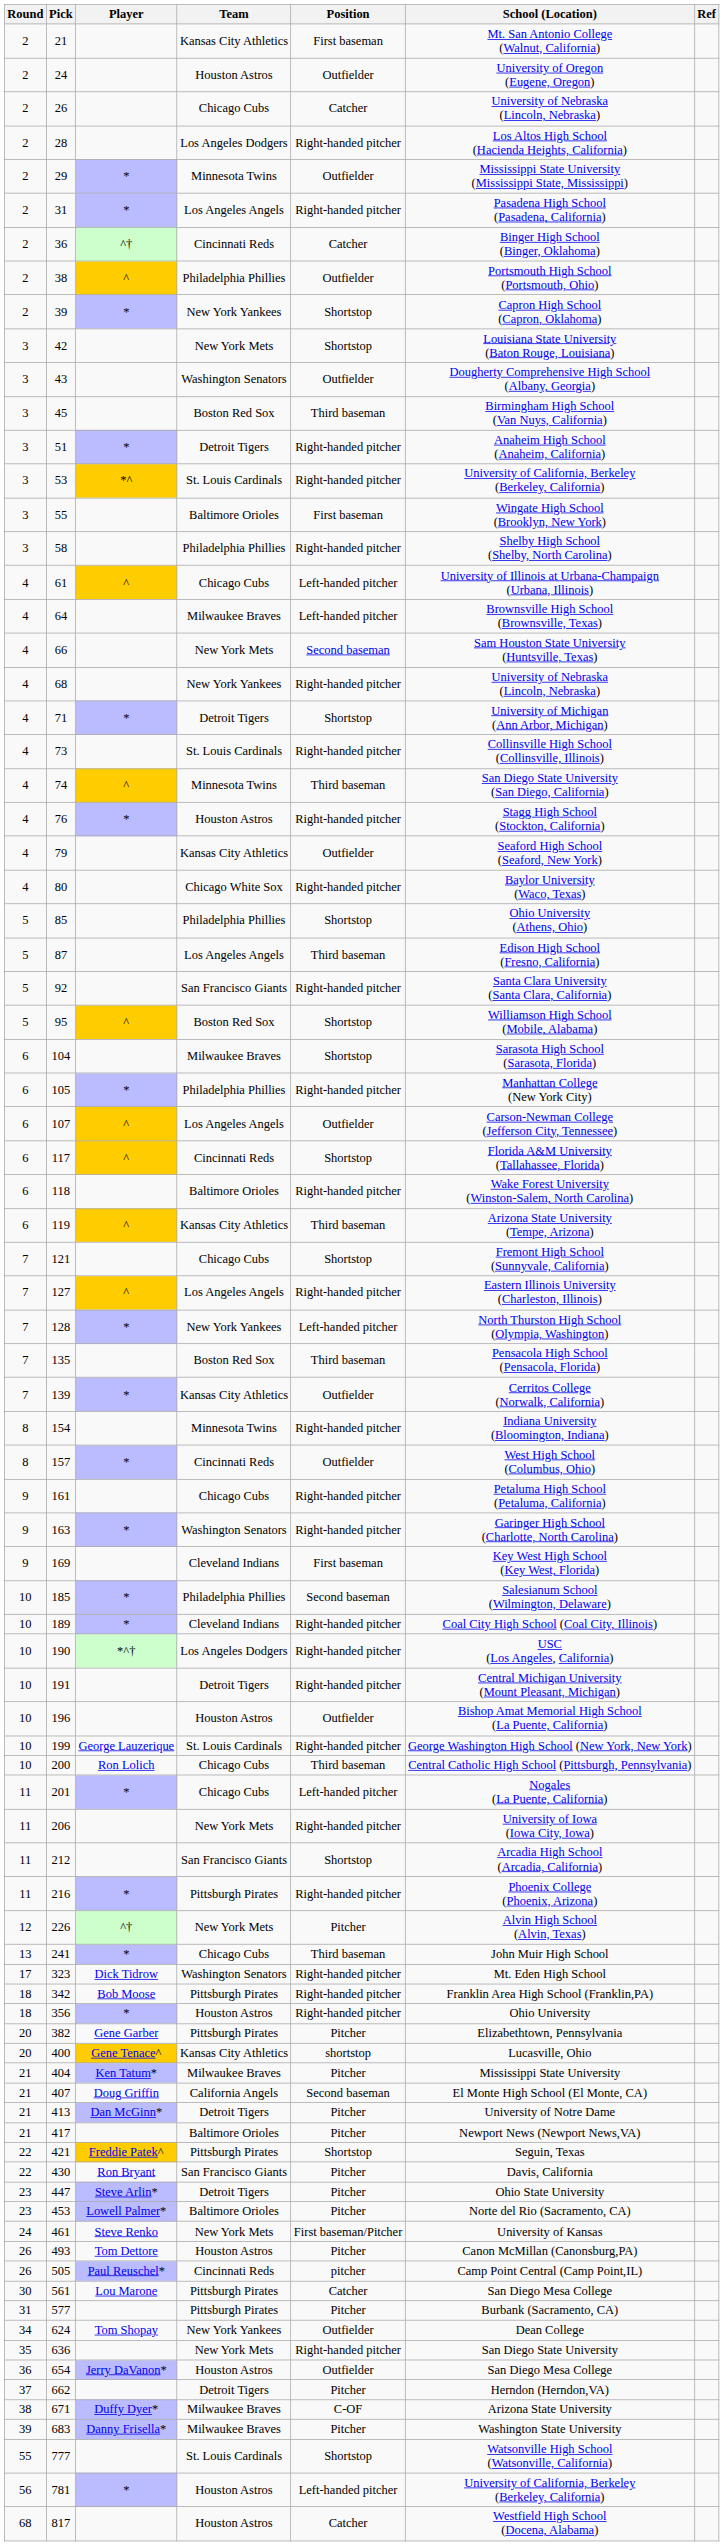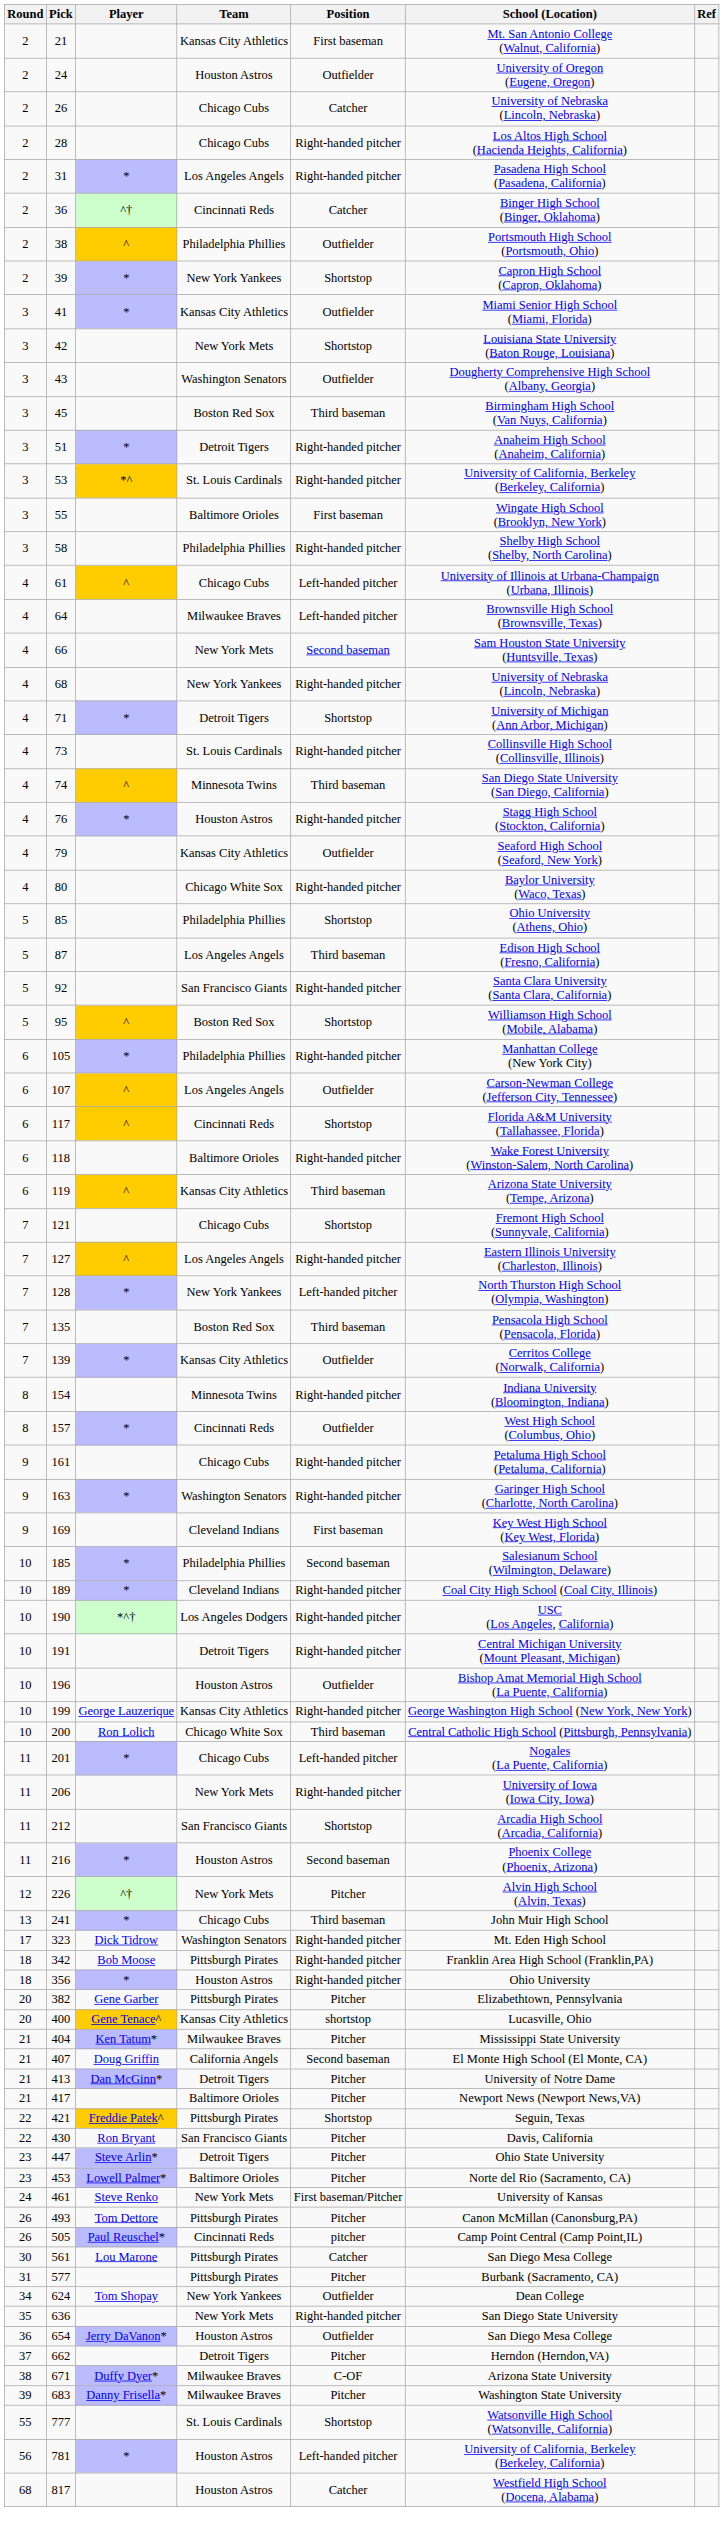(234, 142) Los Angeles Dodgers -> (234, 142) Chicago Cubs
- row: (61, 176)
+ row: (61, 311)
- row: (61, 1056)
(234, 1745) St. Louis Cardinals -> (234, 1711) Kansas City Athletics
(234, 1765) Chicago Cubs -> (234, 1731) Chicago White Sox
(234, 1893) Pittsburgh Pirates -> (234, 1859) Houston Astros
(348, 1893) Right-handed pitcher -> (348, 1859) Second baseman
(234, 2251) Houston Astros -> (234, 2217) Pittsburgh Pirates
